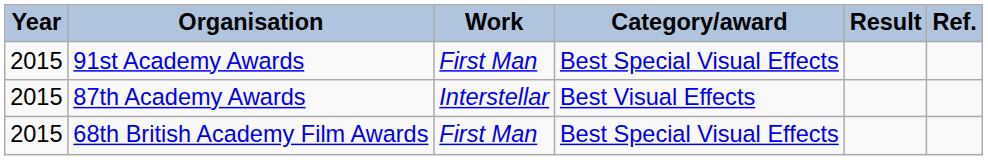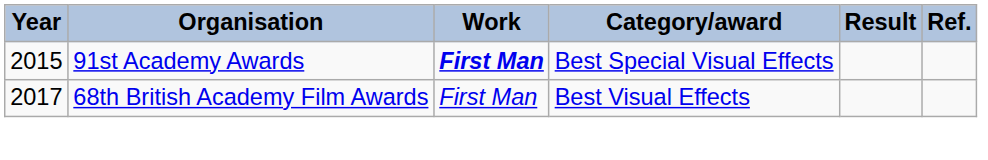(488, 60) normal -> (492, 60) bold
- row: (189, 97)
(36, 135) 2015 -> (36, 97) 2017
(699, 135) Best Special Visual Effects -> (652, 97) Best Visual Effects
